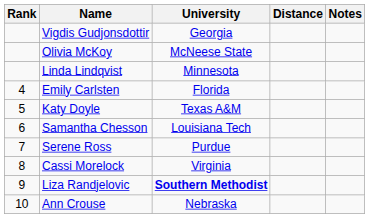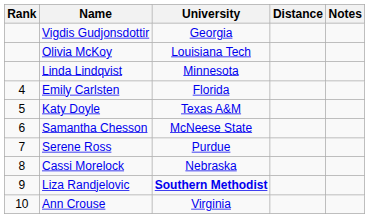(211, 52) McNeese State -> (211, 52) Louisiana Tech
(211, 128) Louisiana Tech -> (211, 128) McNeese State
(211, 166) Virginia -> (211, 166) Nebraska
(211, 204) Nebraska -> (211, 204) Virginia
